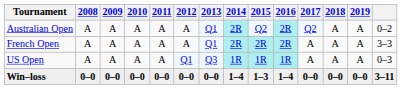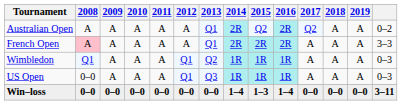(88, 44) no background -> (88, 44) pink background
+ row: (30, 60)
(88, 60) A -> (88, 76) 0–0
